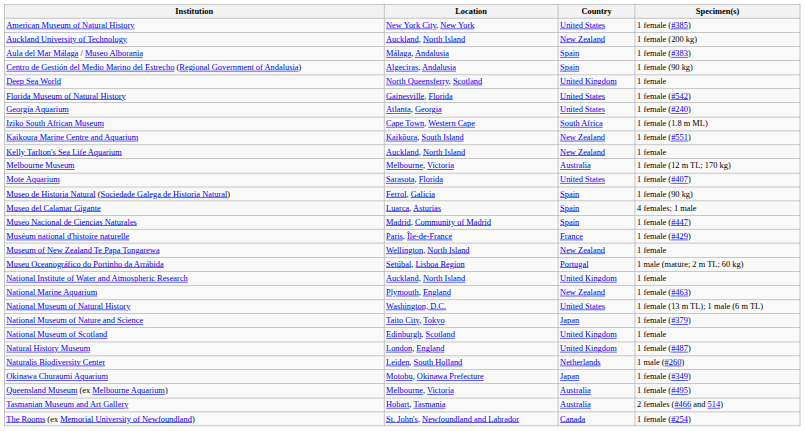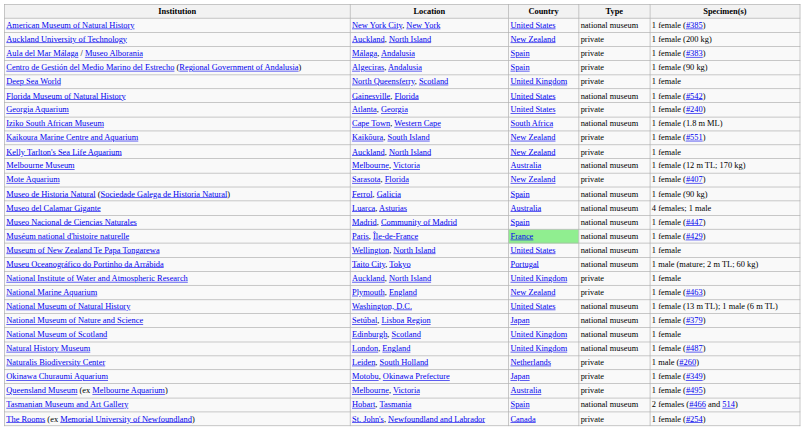+ column: (614, 11)
(583, 180) United States -> (533, 180) New Zealand
(570, 208) Spain -> (526, 208) Australia
(571, 236) no background -> (522, 236) lightgreen background
(583, 250) New Zealand -> (533, 250) United States
(425, 264) Setúbal, Lisboa Region -> (381, 264) Taito City, Tokyo
(415, 321) Taito City, Tokyo -> (391, 321) Setúbal, Lisboa Region
(575, 405) Australia -> (520, 405) Spain
